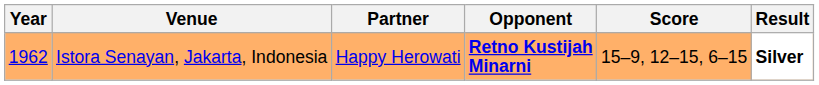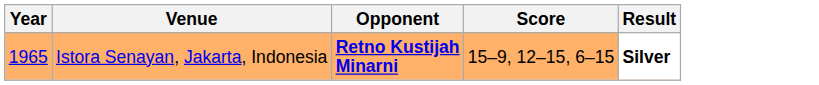- column: (398, 19)
(28, 56) 1962 -> (28, 56) 1965
